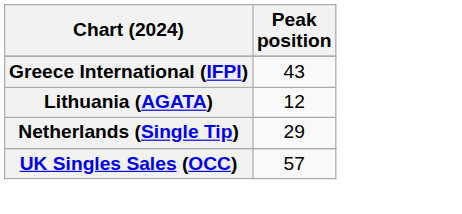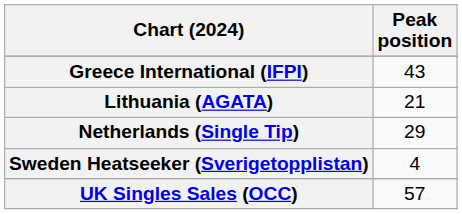(294, 102) 12 -> (415, 102) 21
+ row: (189, 163)
